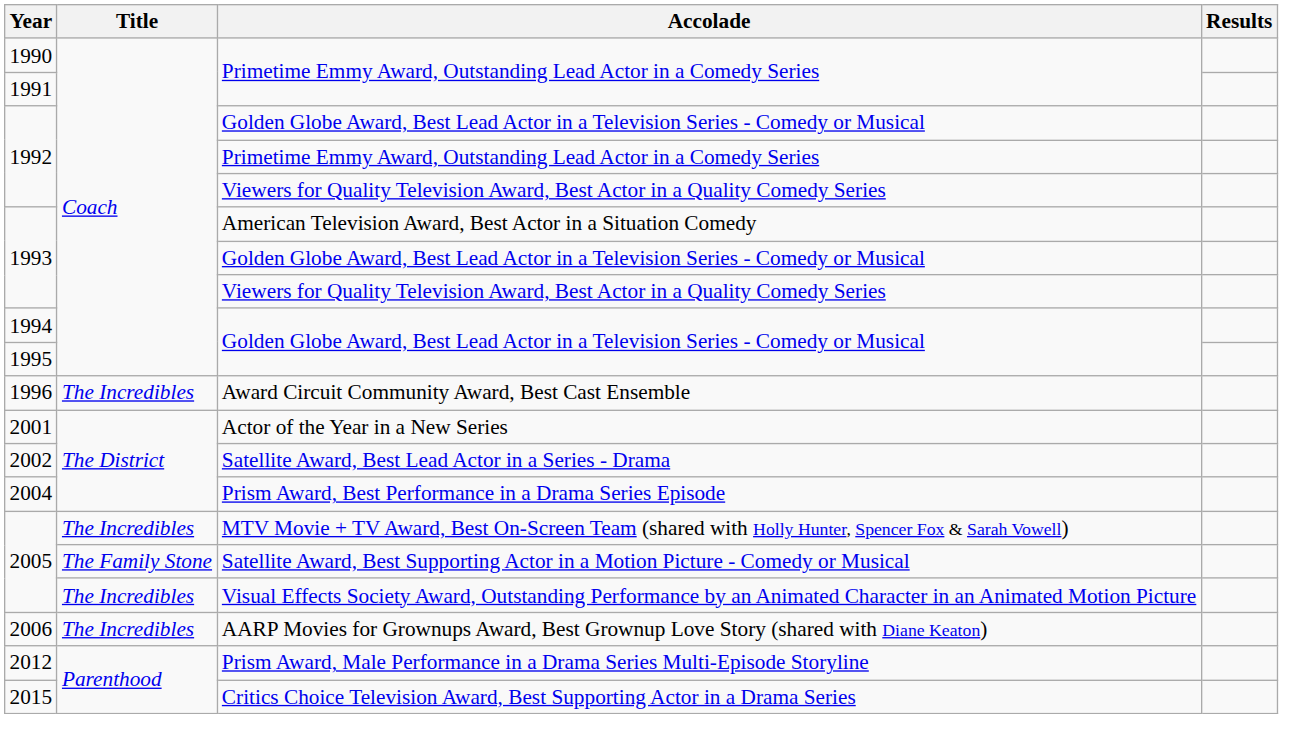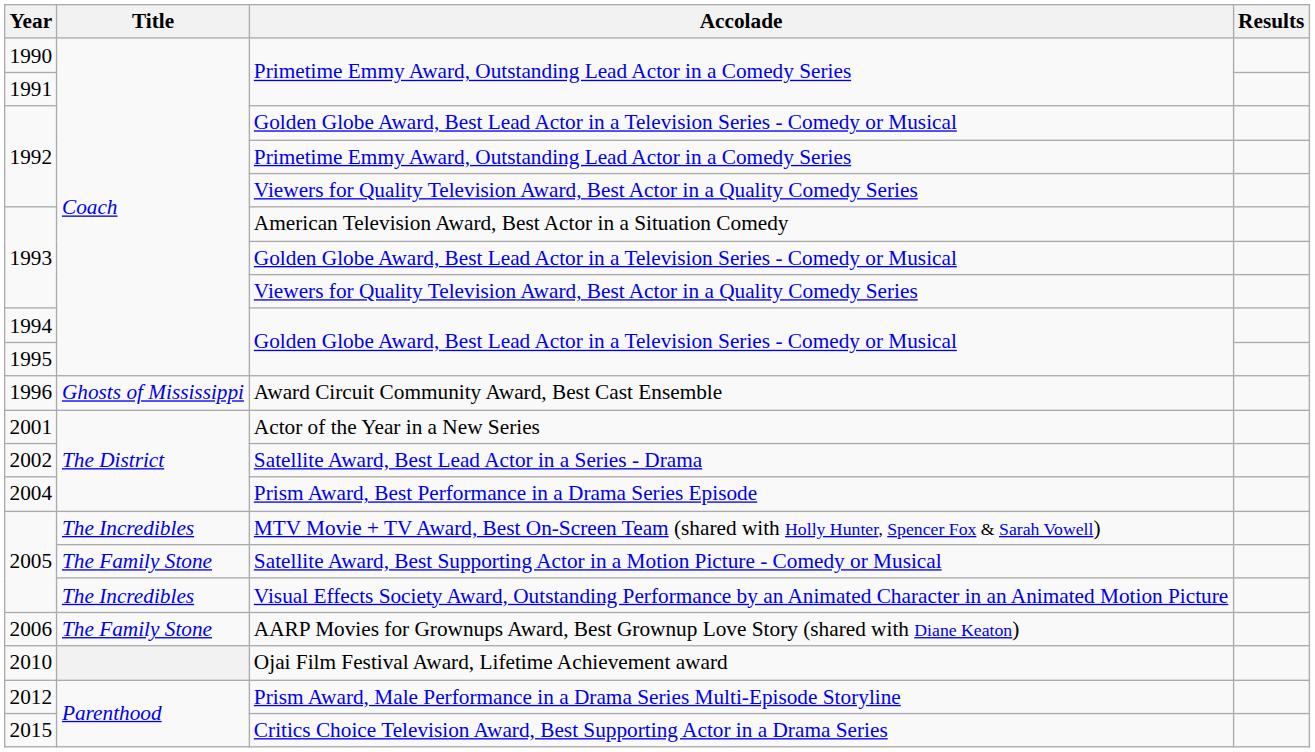(128, 392) The Incredibles -> (153, 392) Ghosts of Mississippi
(128, 628) The Incredibles -> (137, 628) The Family Stone
+ row: (31, 662)
